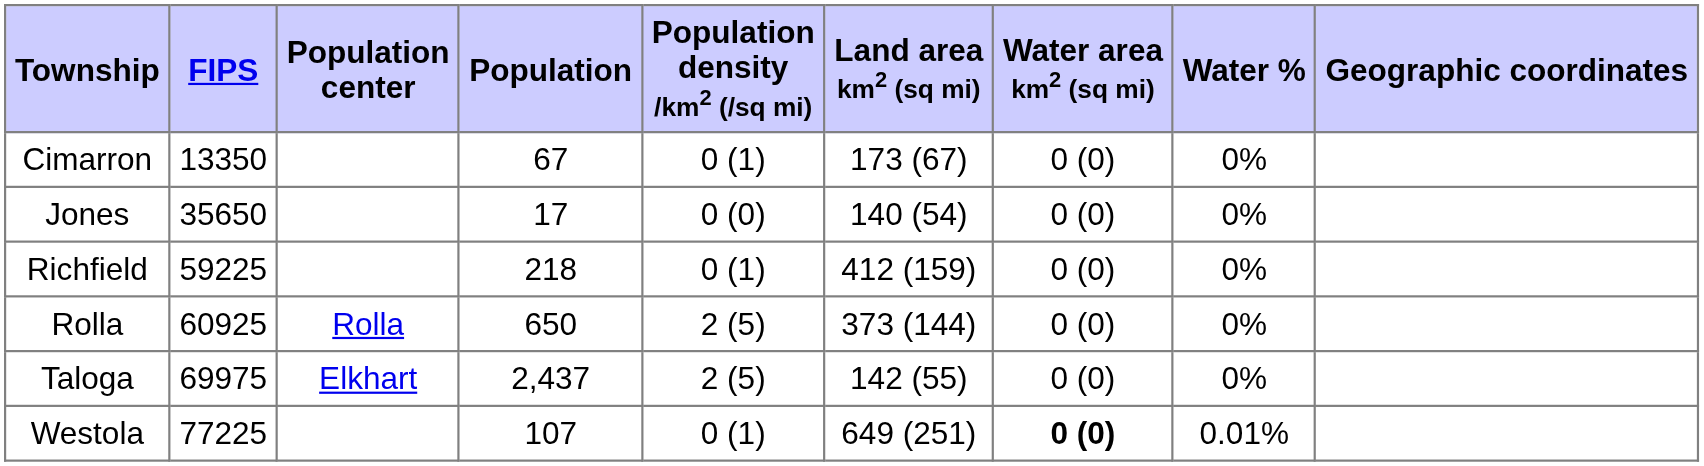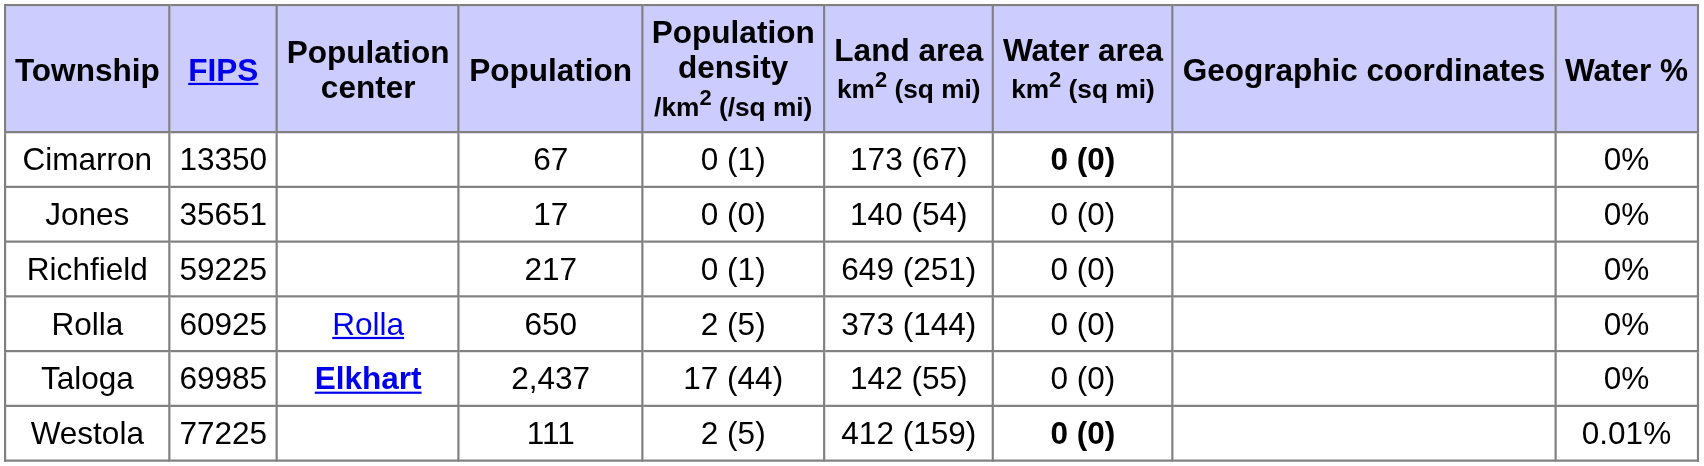columns swapped: (1244, 69) <-> (1507, 69)
(1083, 159) normal -> (1083, 159) bold
(223, 214) 35650 -> (223, 214) 35651
(551, 269) 218 -> (551, 269) 217
(909, 269) 412 (159) -> (909, 269) 649 (251)
(223, 378) 69975 -> (223, 378) 69985
(368, 378) normal -> (368, 378) bold
(733, 378) 2 (5) -> (733, 378) 17 (44)
(551, 433) 107 -> (551, 433) 111
(733, 433) 0 (1) -> (733, 433) 2 (5)
(909, 433) 649 (251) -> (909, 433) 412 (159)
